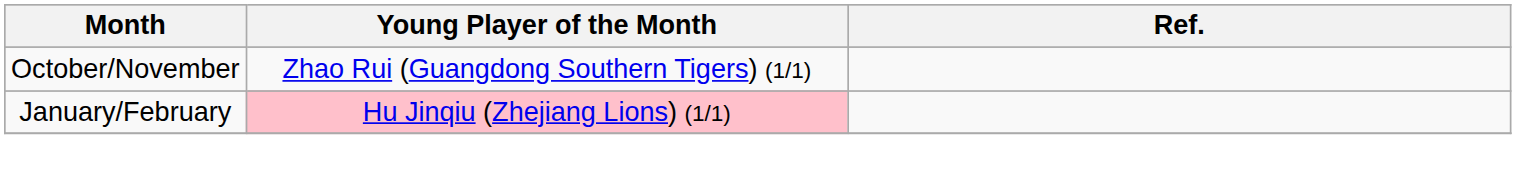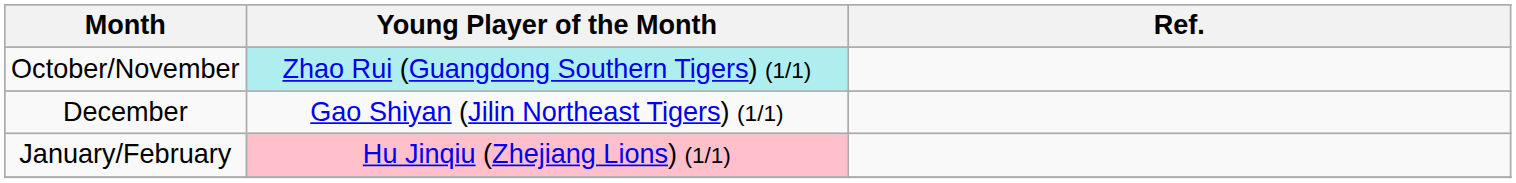(547, 68) no background -> (547, 68) paleturquoise background
+ row: (125, 111)
